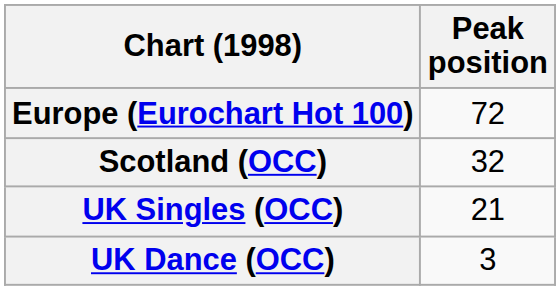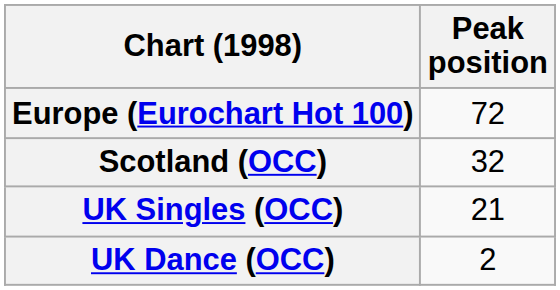(488, 259) 3 -> (488, 259) 2
